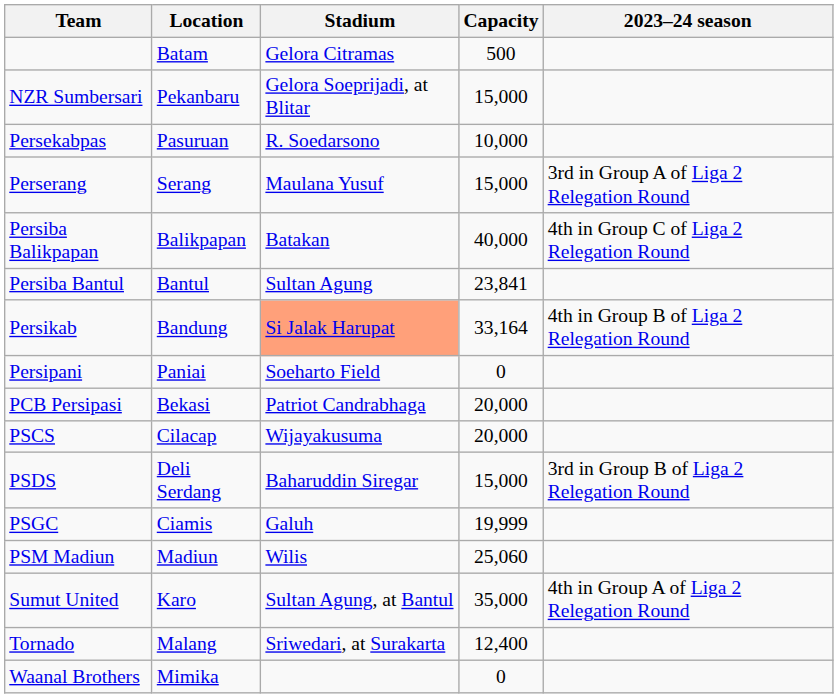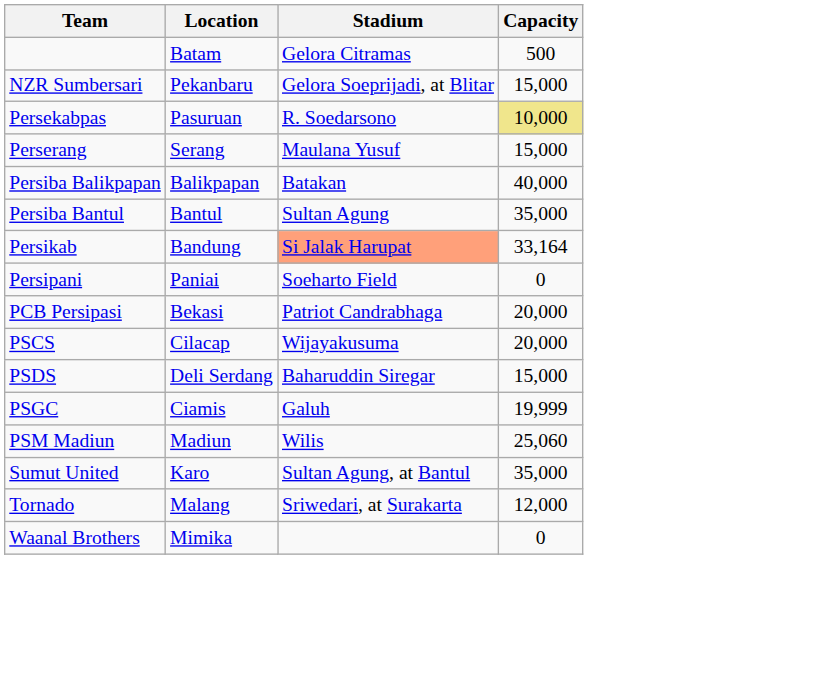- column: (688, 21)
(501, 141) no background -> (541, 117) khaki background
(501, 284) 23,841 -> (541, 214) 35,000
(501, 644) 12,400 -> (541, 505) 12,000
